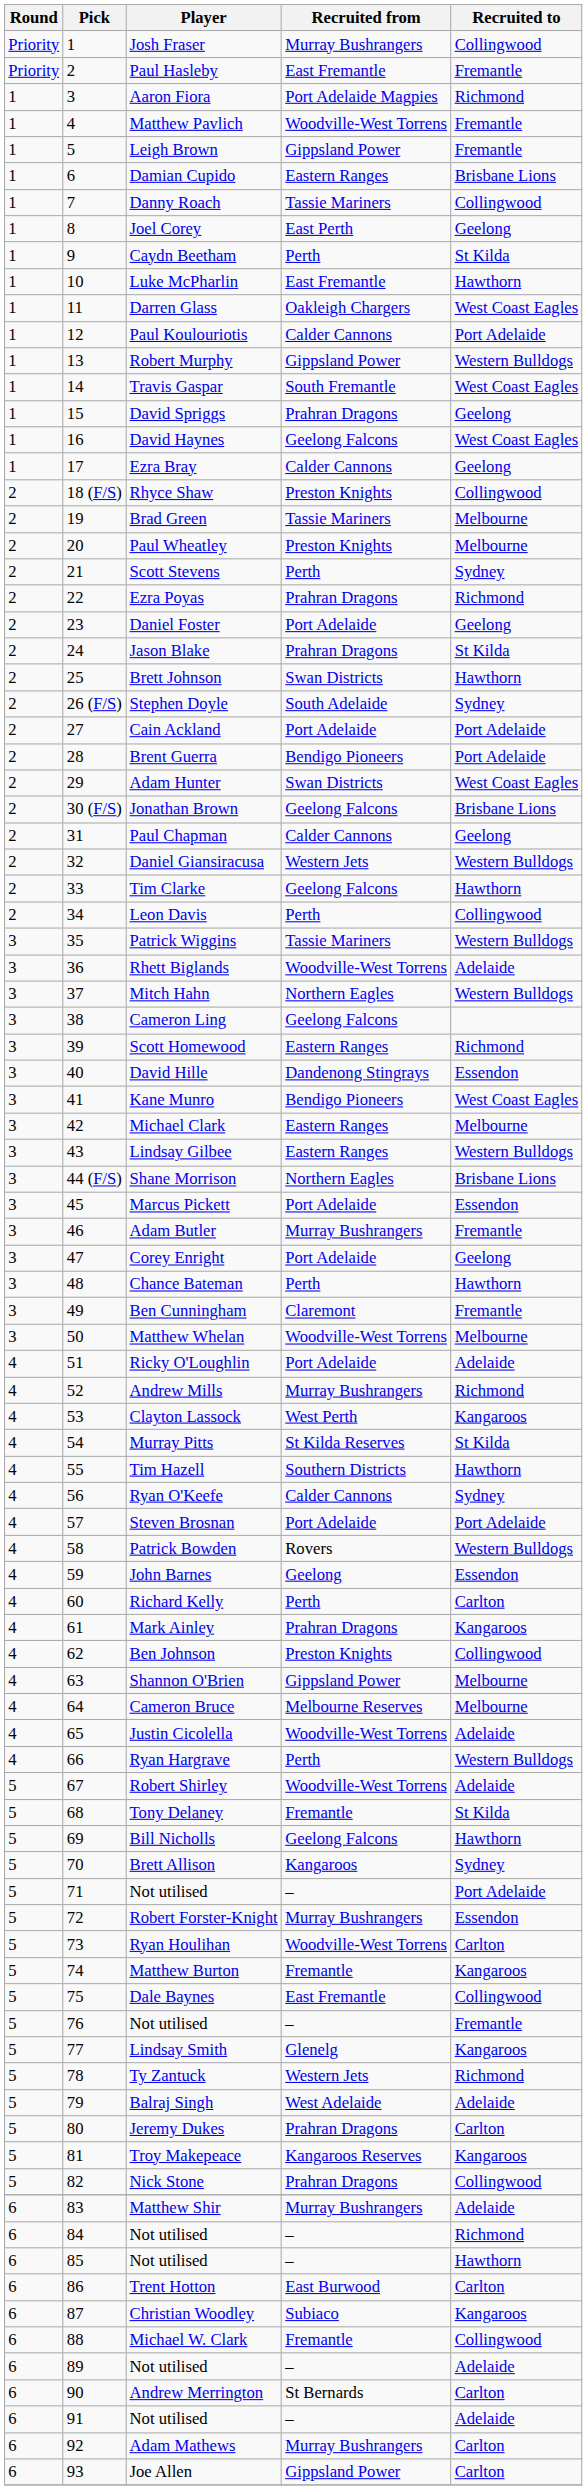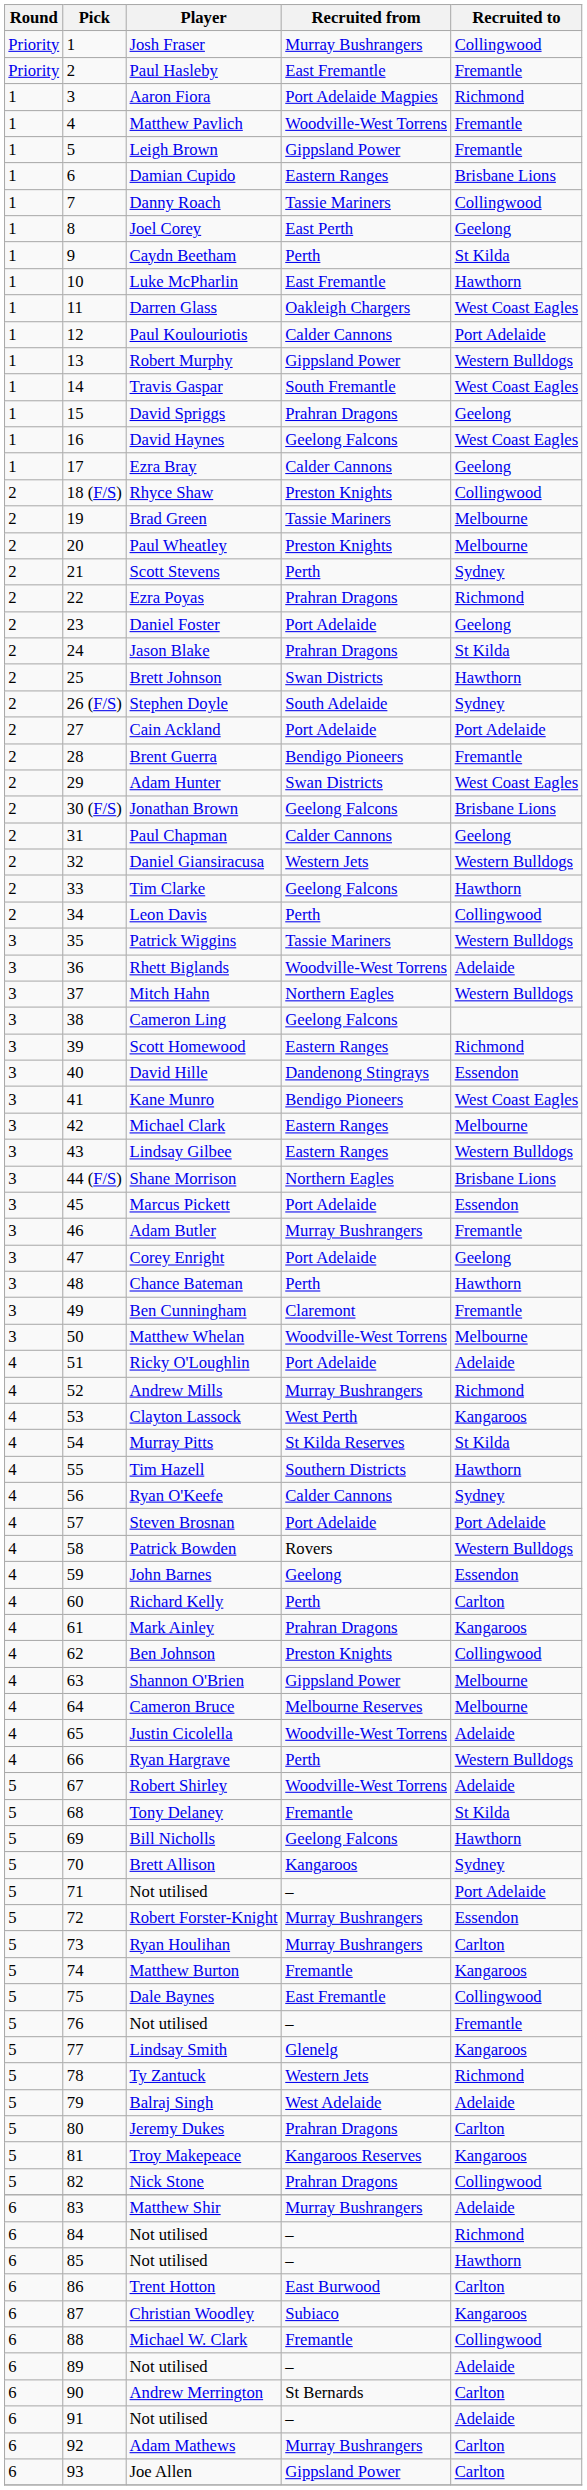(500, 756) Port Adelaide -> (488, 756) Fremantle
(366, 1944) Woodville-West Torrens -> (354, 1944) Murray Bushrangers
